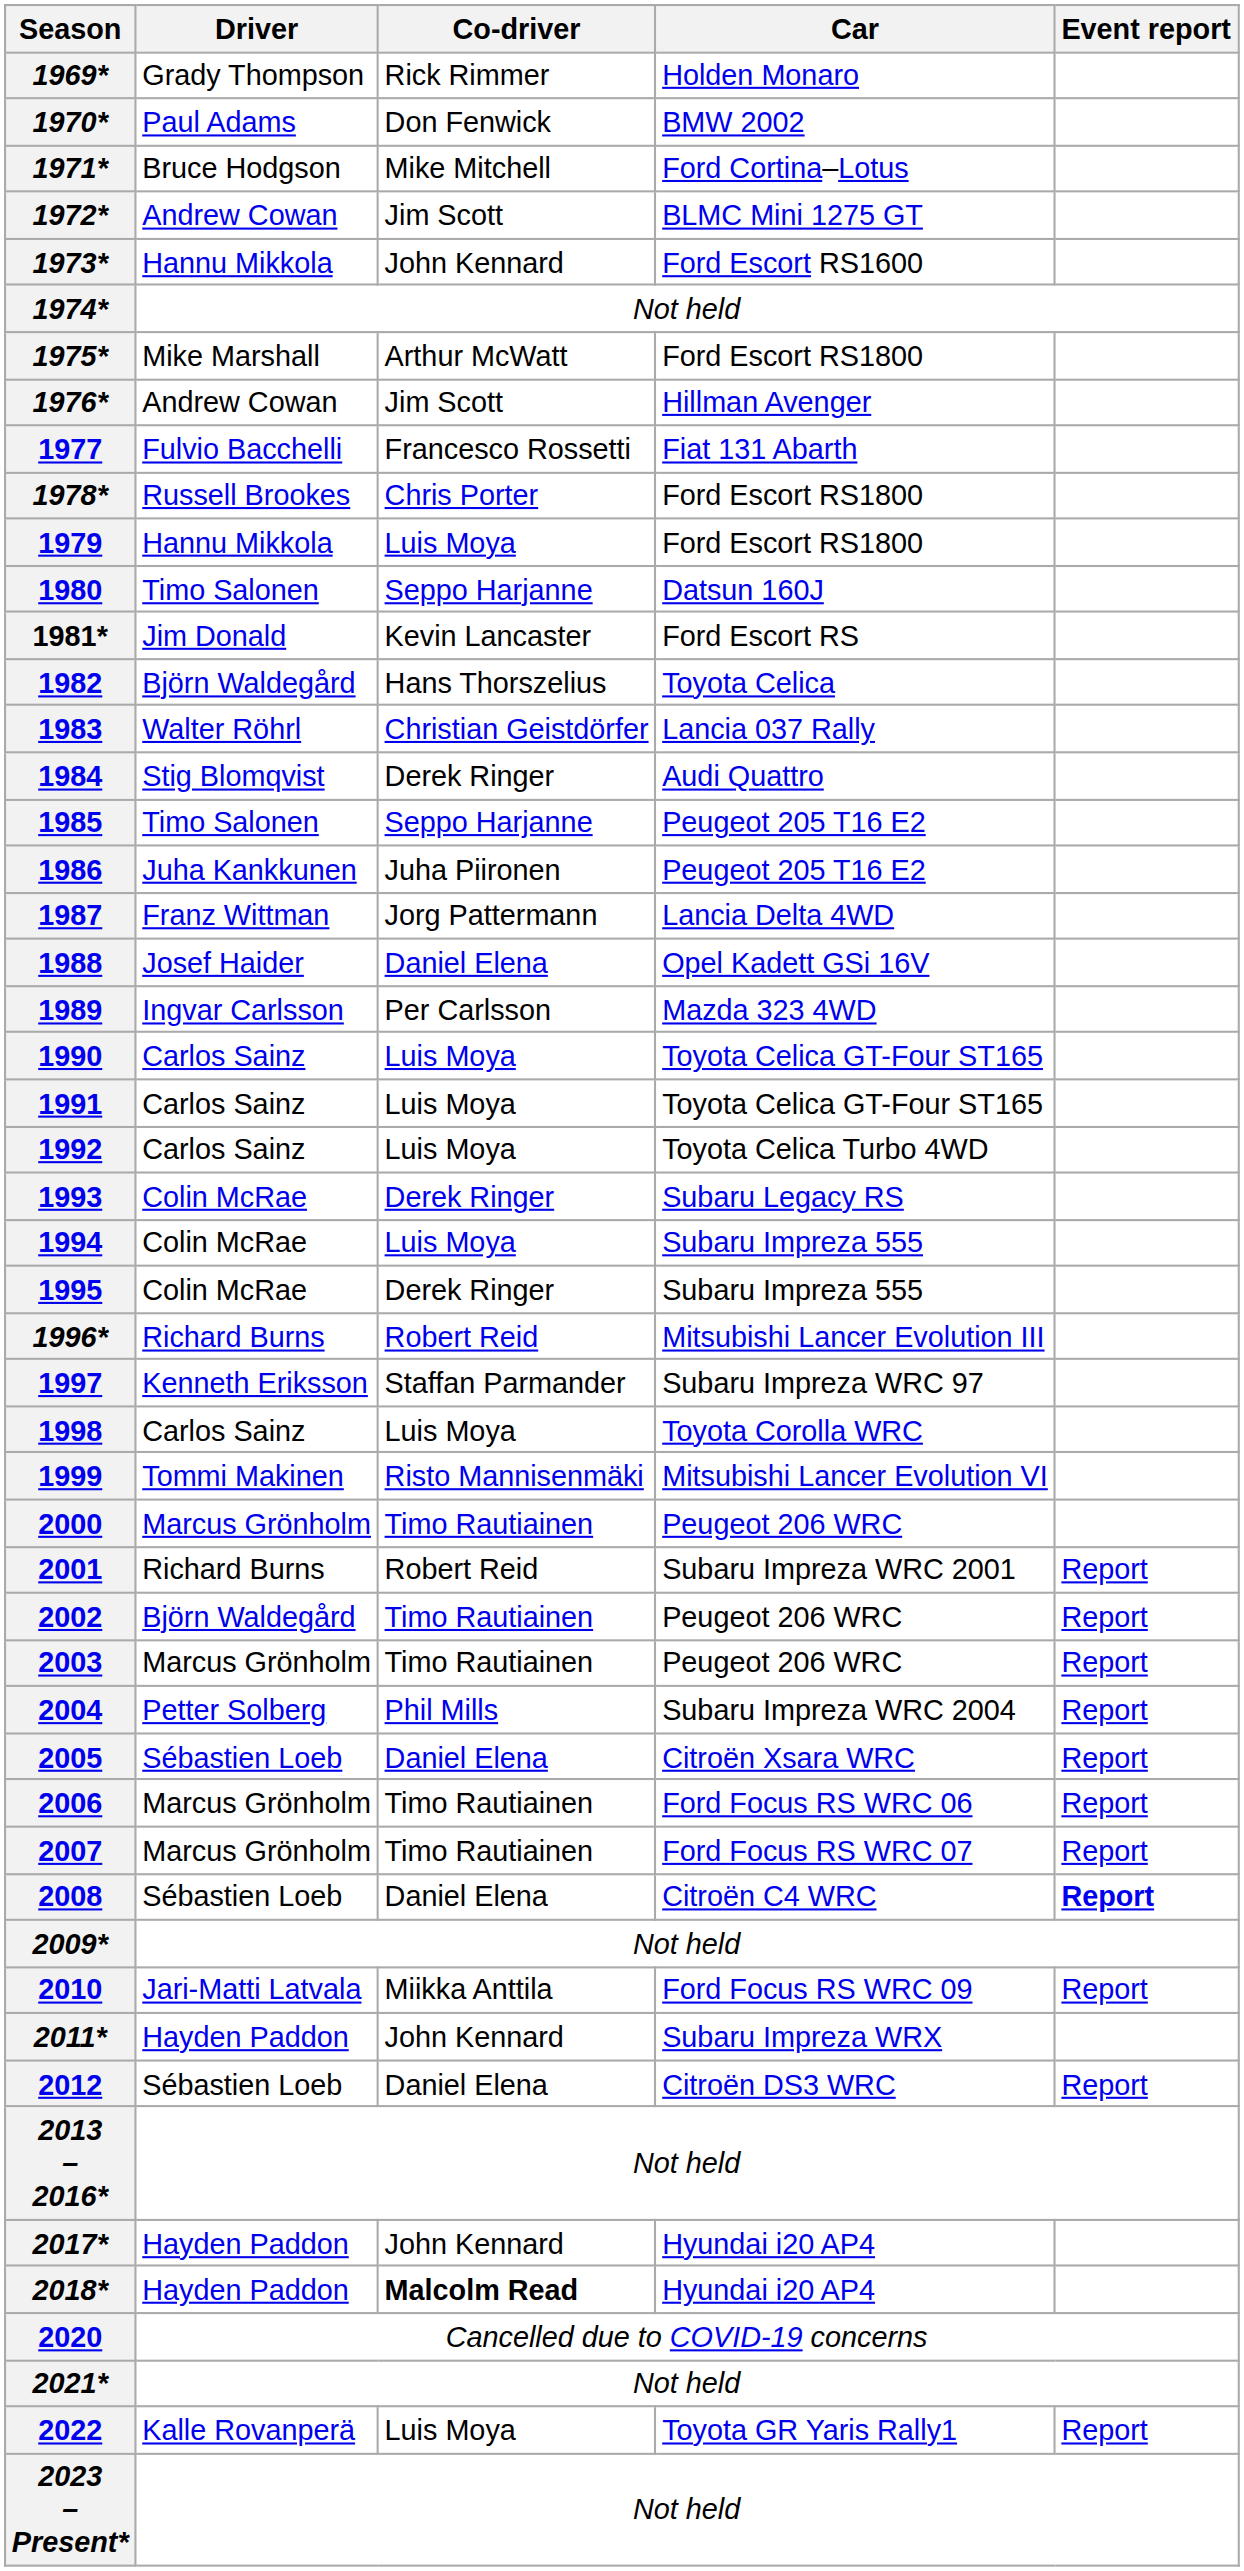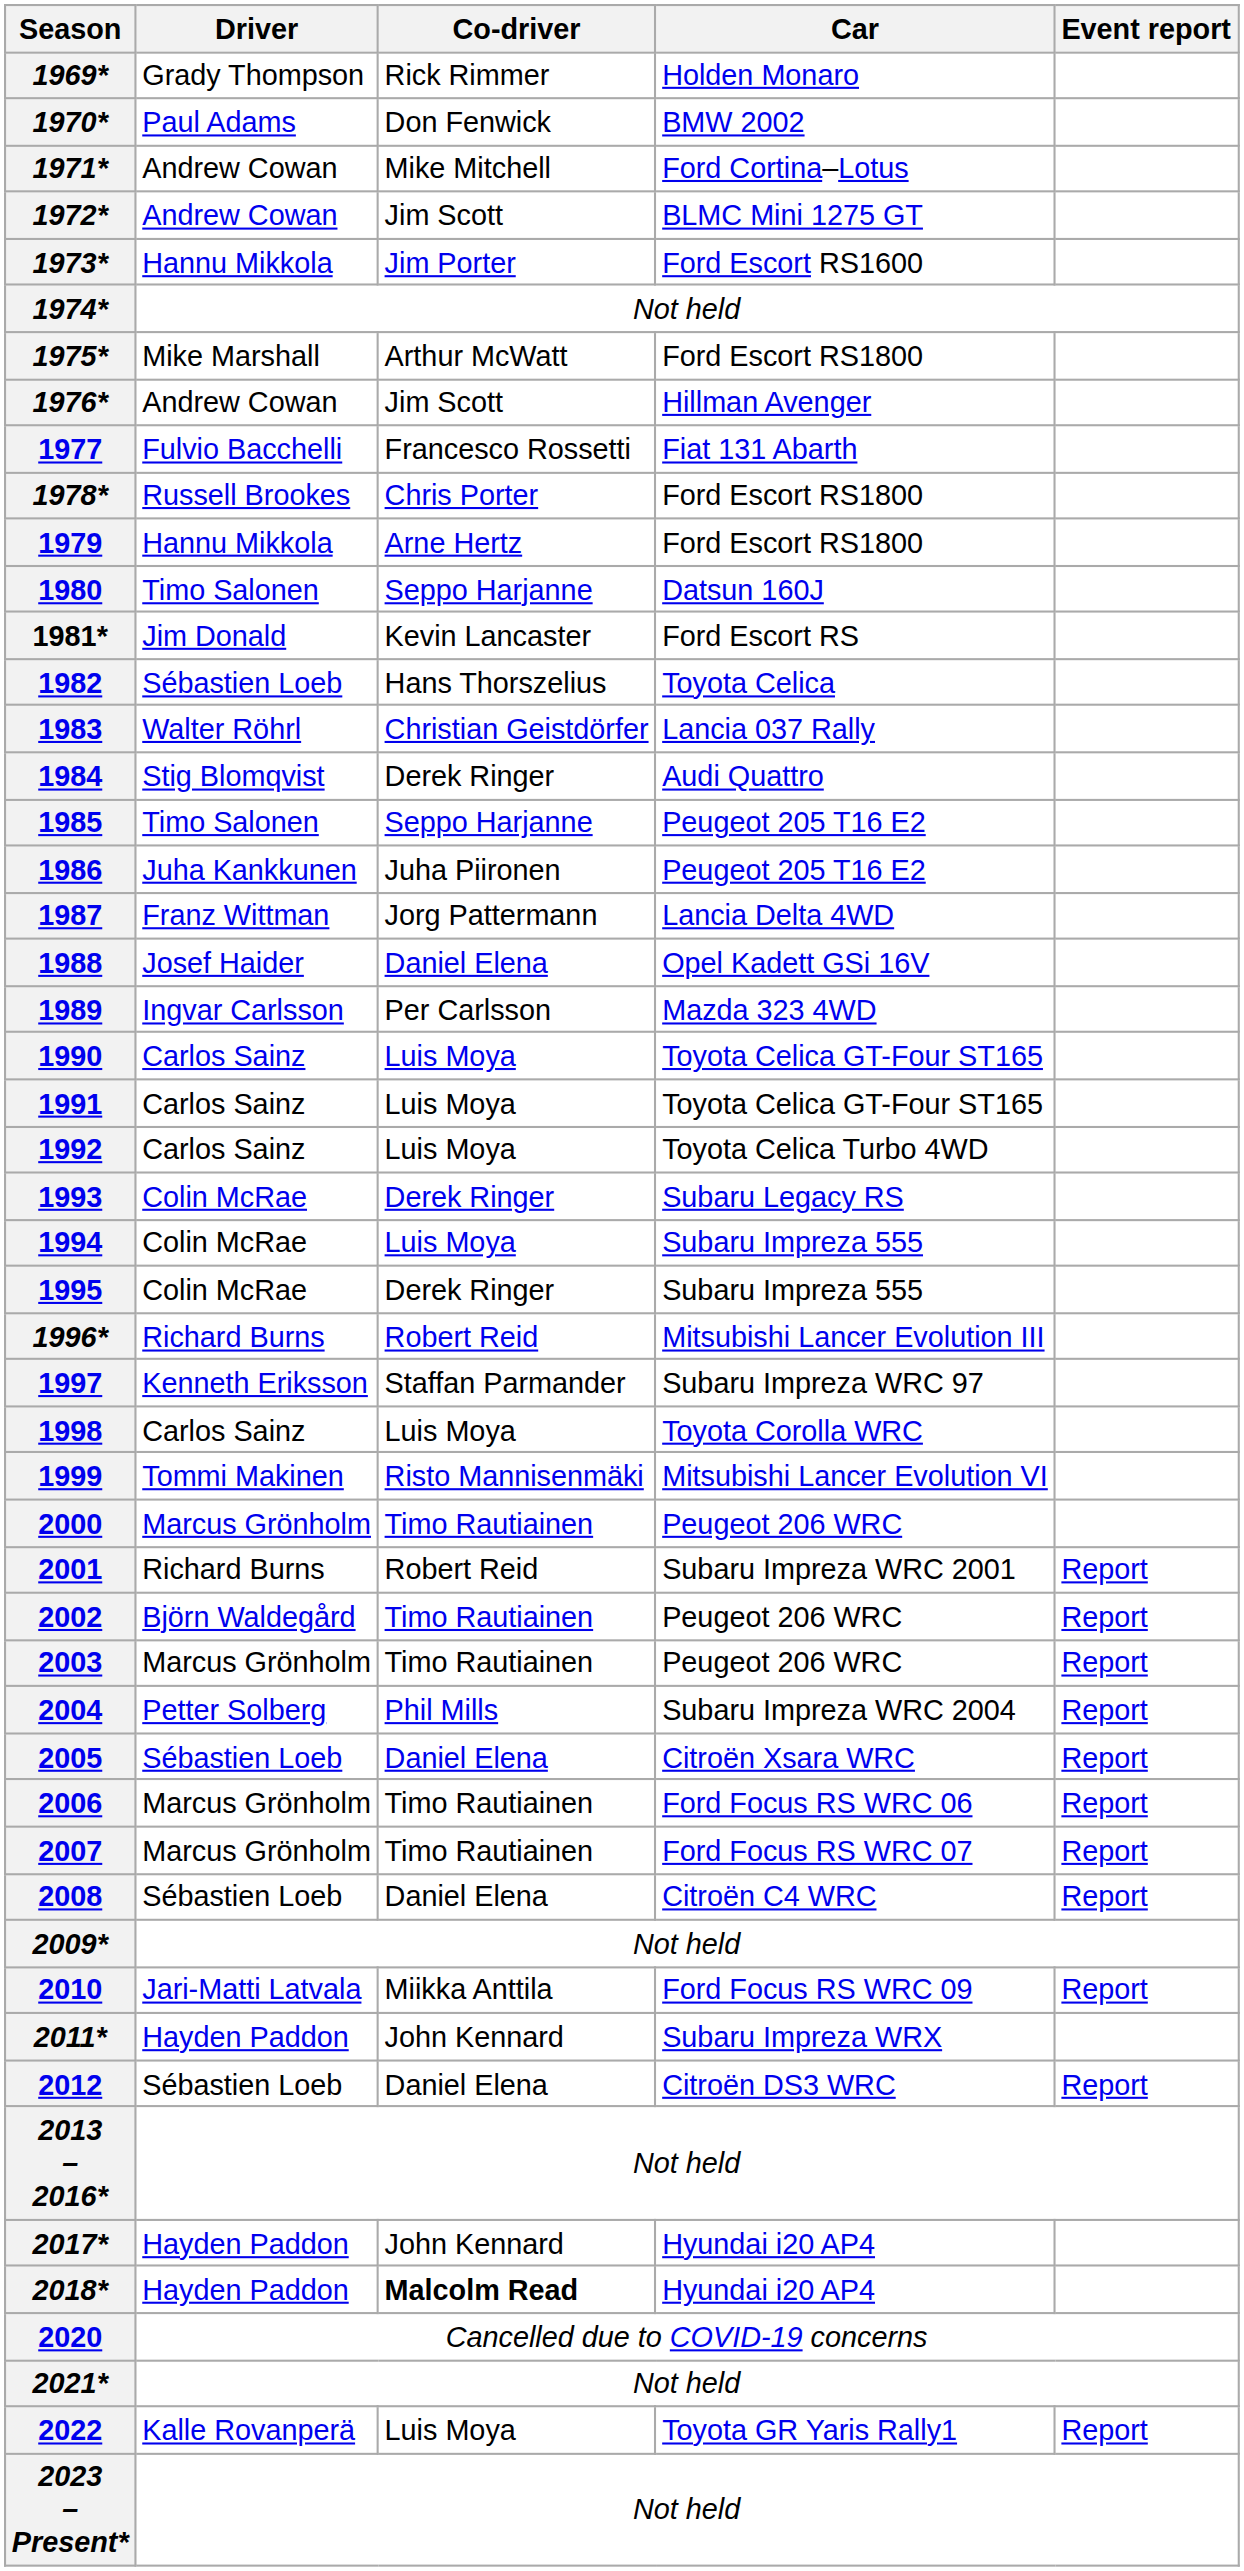(241, 168) Bruce Hodgson -> (240, 168) Andrew Cowan
(474, 262) John Kennard -> (450, 262) Jim Porter
(450, 542) Luis Moya -> (453, 542) Arne Hertz
(249, 682) Björn Waldegård -> (242, 682) Sébastien Loeb
(1108, 1896) bold -> (1105, 1896) normal
